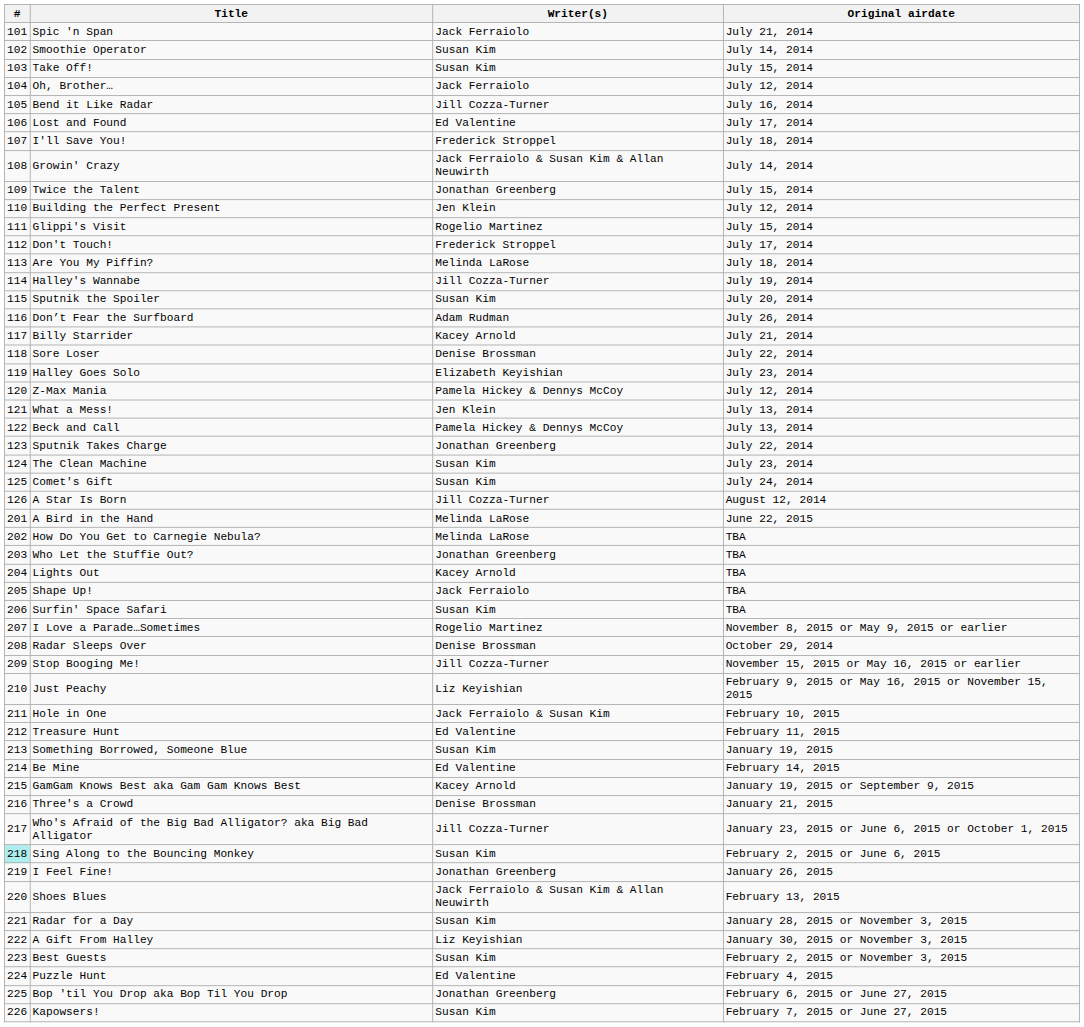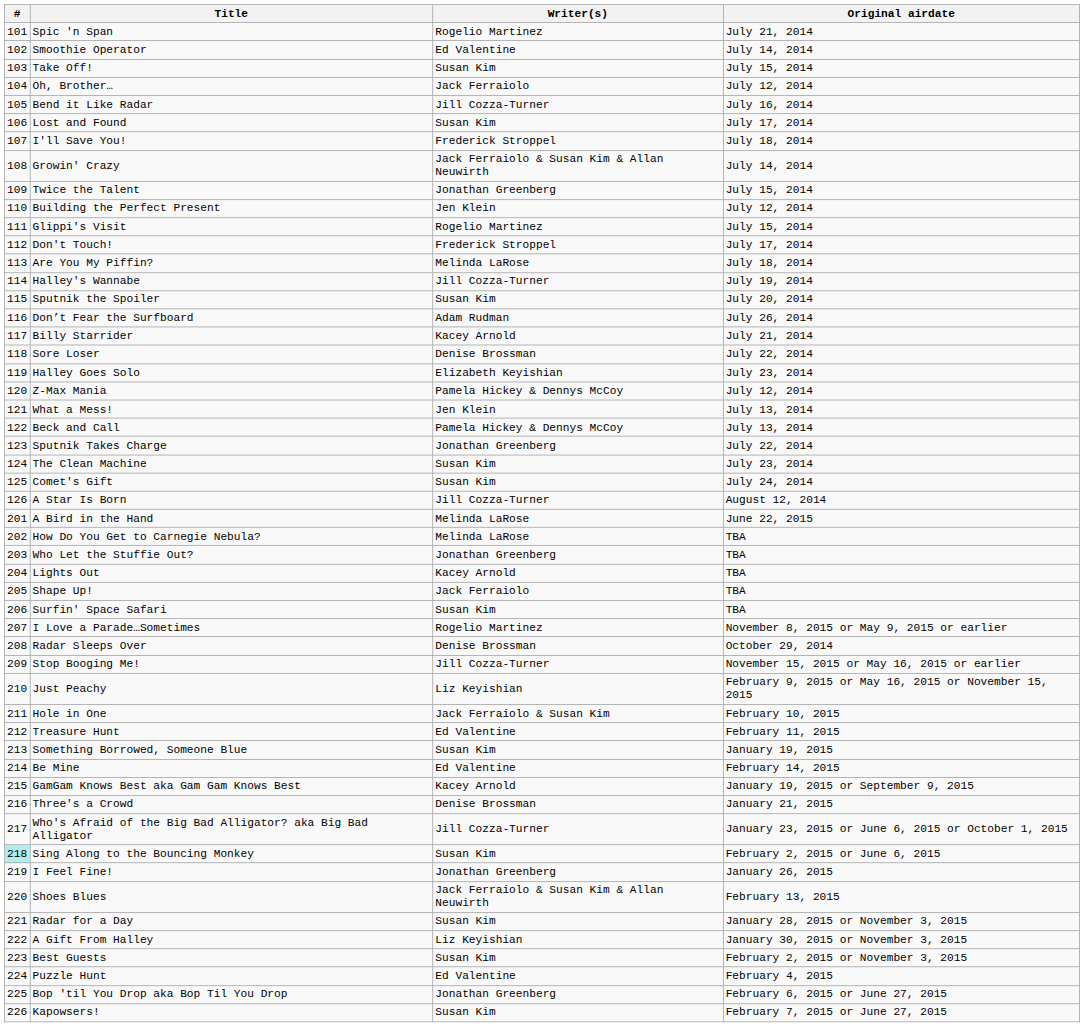(482, 32) Jack Ferraiolo -> (489, 32) Rogelio Martinez
(465, 50) Susan Kim -> (476, 50) Ed Valentine
(476, 123) Ed Valentine -> (465, 123) Susan Kim
